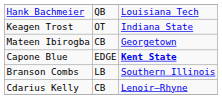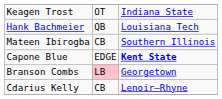rows swapped: (40, 27) <-> (45, 12)
(149, 42) Georgetown -> (168, 42) Southern Illinois
(100, 72) no background -> (100, 72) pink background
(168, 72) Southern Illinois -> (149, 72) Georgetown
